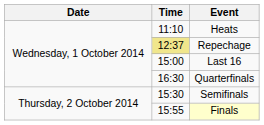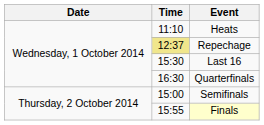(171, 62) 15:00 -> (171, 62) 15:30
(171, 95) 15:30 -> (171, 95) 15:00
